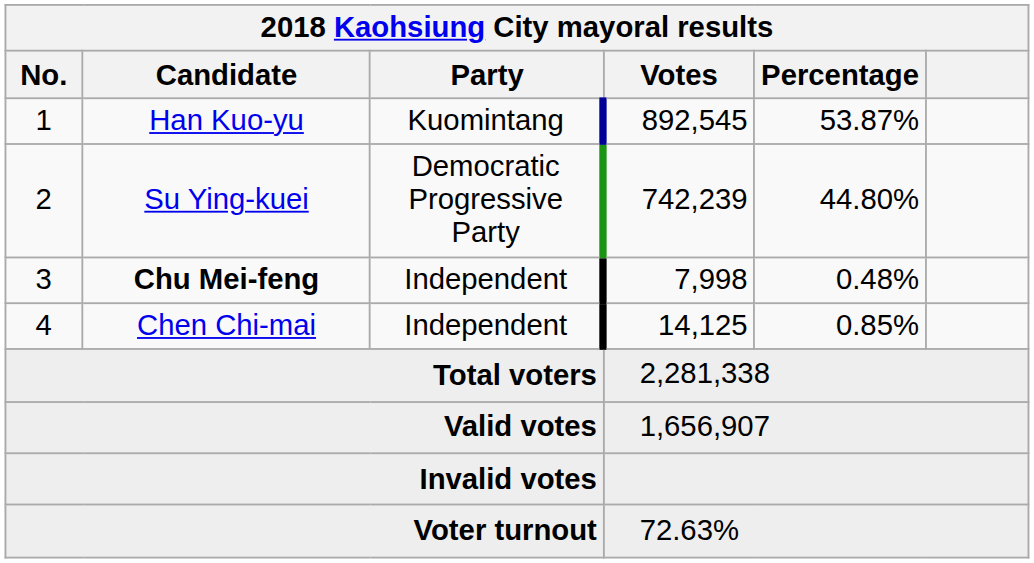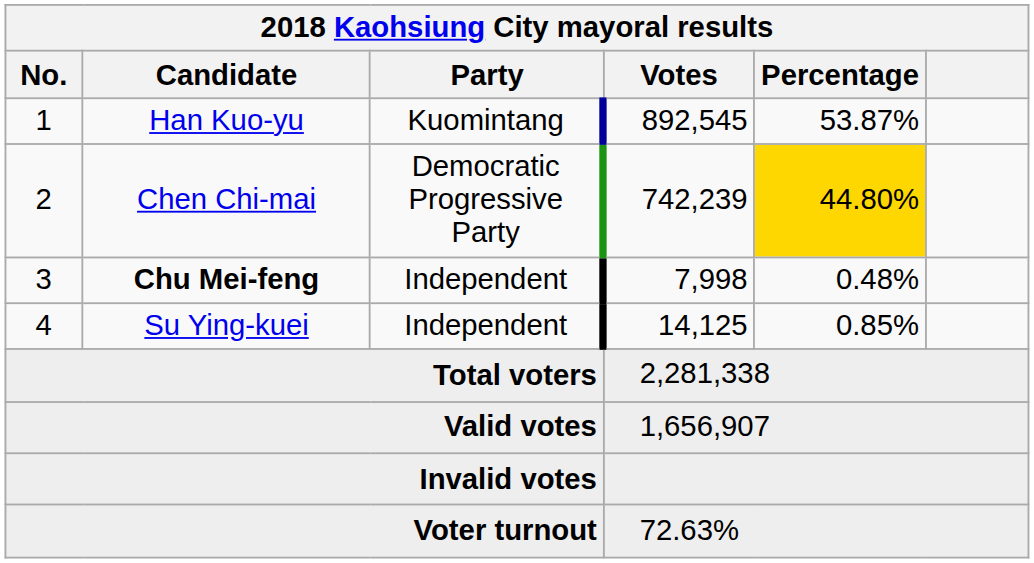(227, 199) Su Ying-kuei -> (227, 199) Chen Chi-mai
(869, 199) no background -> (869, 199) gold background
(227, 325) Chen Chi-mai -> (227, 325) Su Ying-kuei
